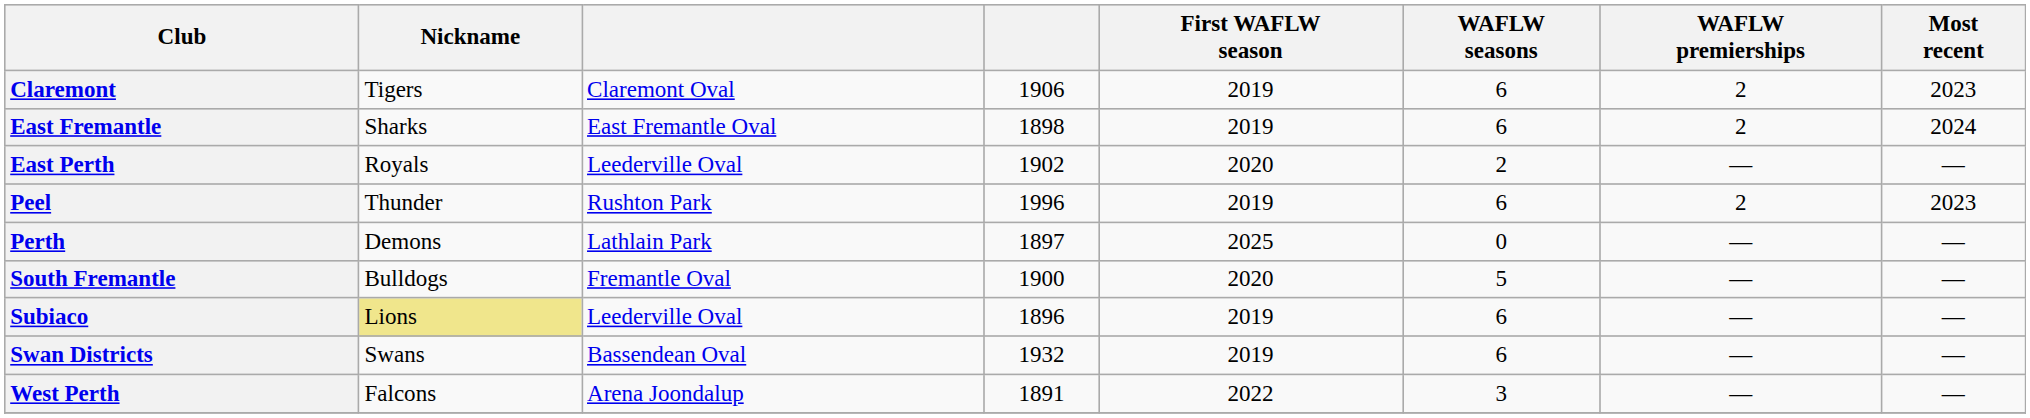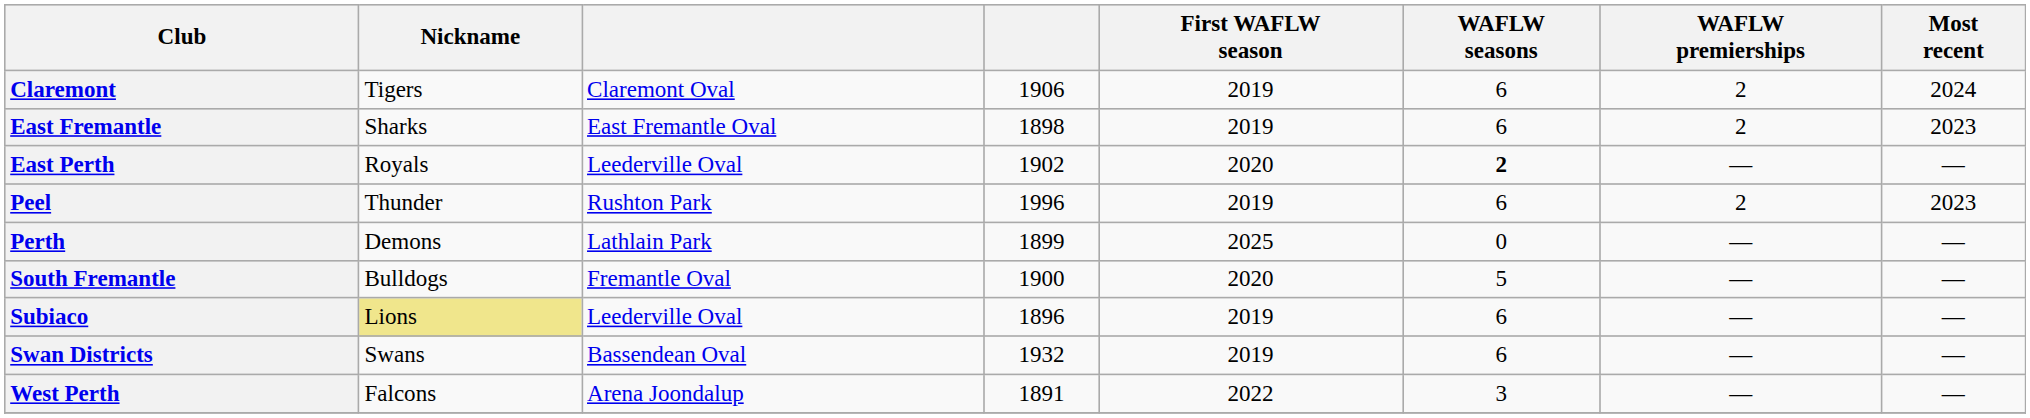(1953, 89) 2023 -> (1953, 89) 2024
(1953, 127) 2024 -> (1953, 127) 2023
(1501, 165) normal -> (1501, 165) bold
(1042, 241) 1897 -> (1042, 241) 1899
